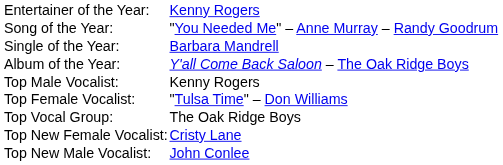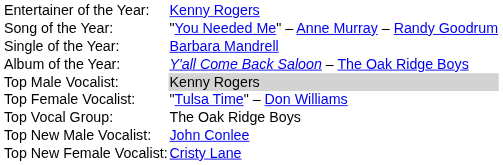(215, 82) no background -> (215, 82) lightgrey background
rows swapped: (77, 153) <-> (86, 135)
